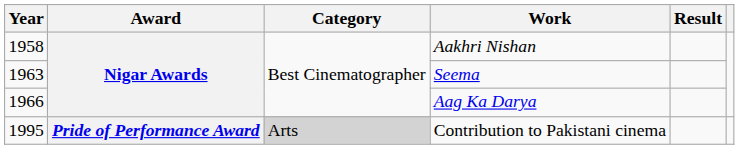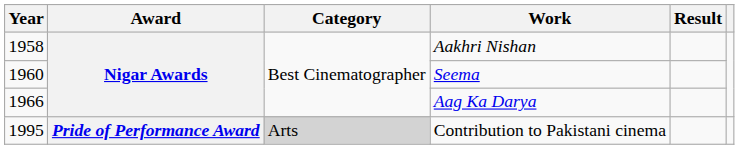(26, 74) 1963 -> (26, 74) 1960
